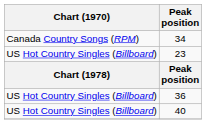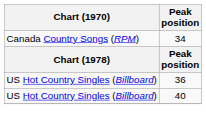- row: (180, 54)
